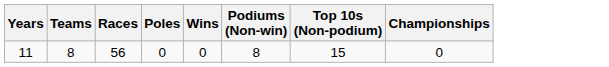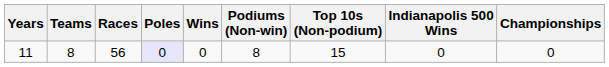+ column: (441, 23)
(162, 52) no background -> (162, 52) lavender background
